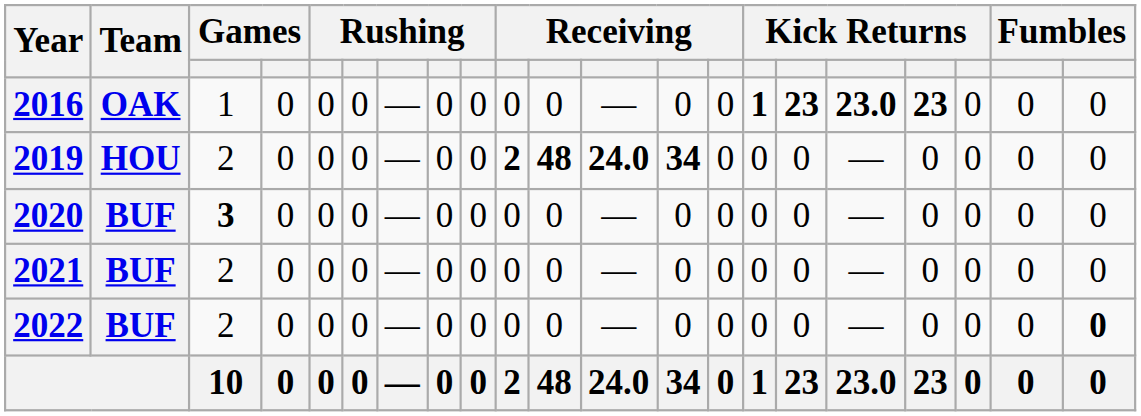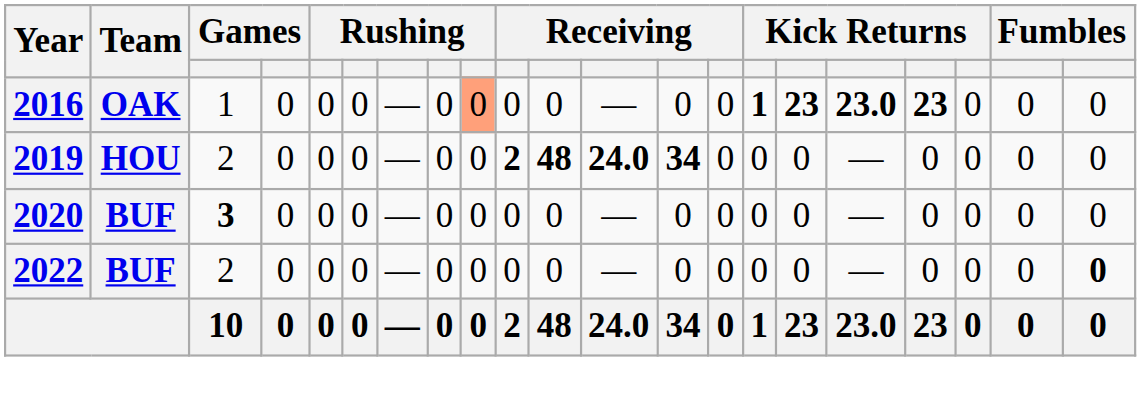(478, 104) no background -> (478, 104) lightsalmon background
- row: (48, 270)
